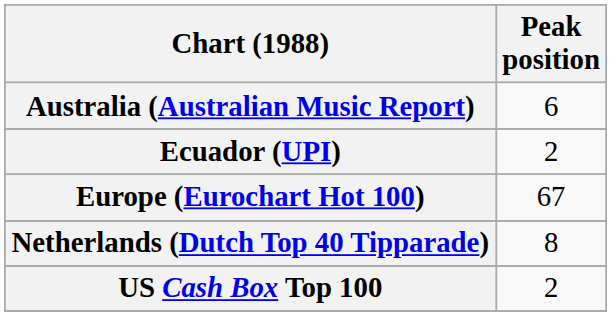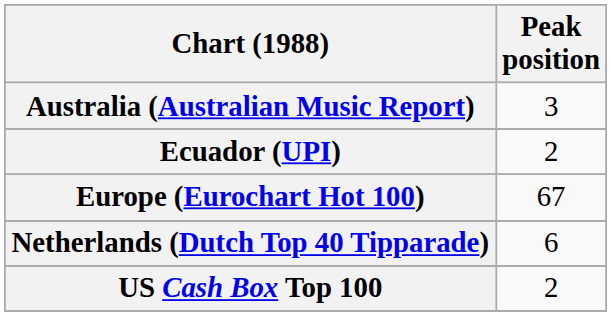(551, 105) 6 -> (551, 105) 3
(551, 242) 8 -> (551, 242) 6
